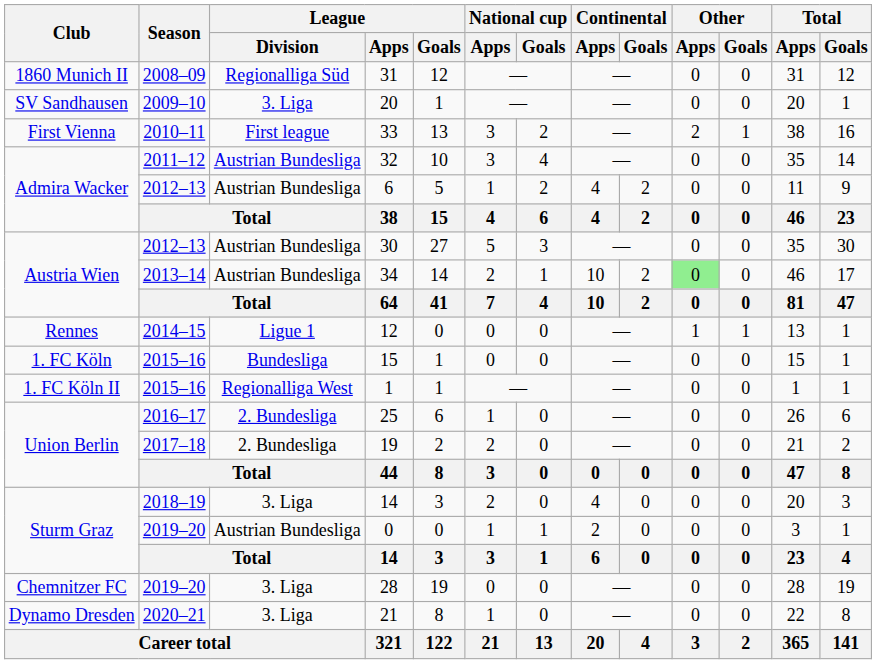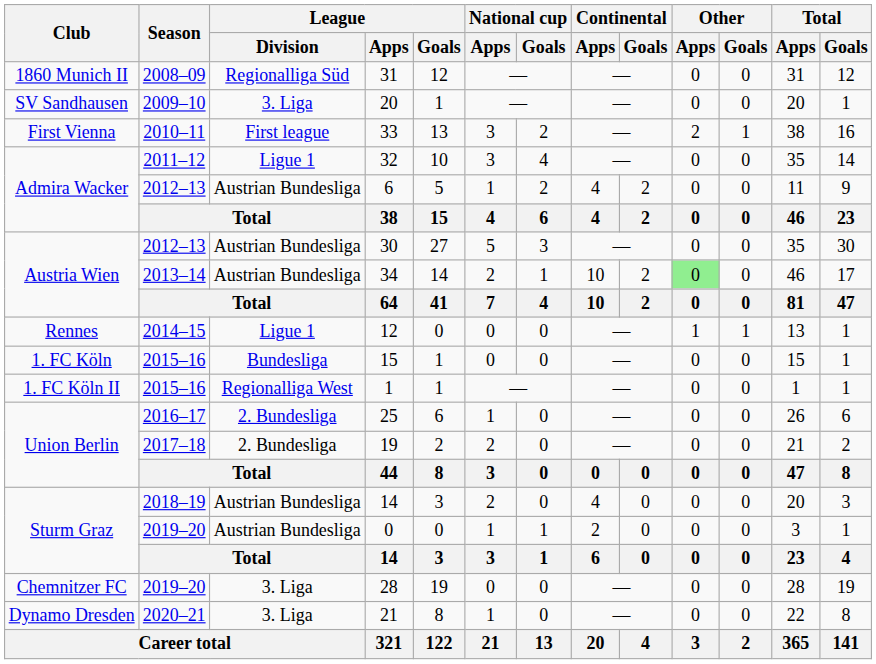(287, 160) Austrian Bundesliga -> (287, 160) Ligue 1
(287, 501) 3. Liga -> (287, 501) Austrian Bundesliga
